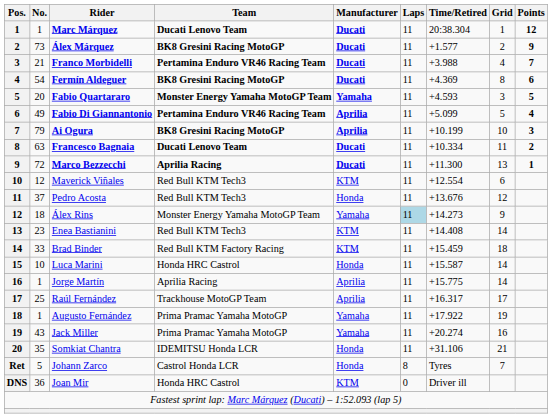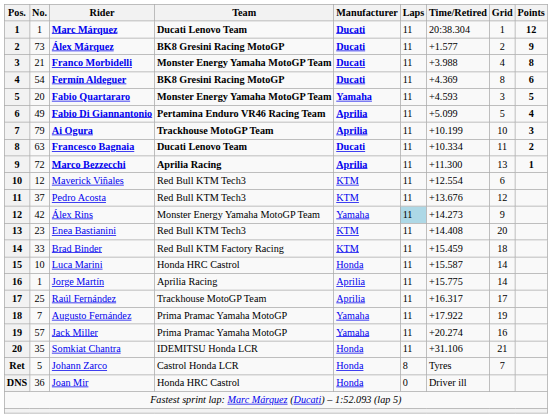(241, 62) Pertamina Enduro VR46 Racing Team -> (244, 62) Monster Energy Yamaha MotoGP Team
(531, 62) 7 -> (531, 62) 8
(221, 130) BK8 Gresini Racing MotoGP -> (215, 130) Trackhouse MotoGP Team
(351, 163) Ducati -> (352, 163) Aprilia
(350, 197) Honda -> (348, 197) KTM
(40, 214) 18 -> (40, 214) 42
(502, 231) 14 -> (502, 231) 20
(40, 315) 1 -> (40, 315) 7
(40, 332) 43 -> (40, 332) 57
(348, 382) KTM -> (350, 382) Honda
